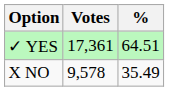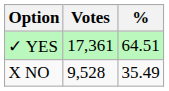(86, 72) 9,578 -> (86, 72) 9,528
